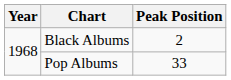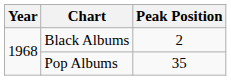(179, 63) 33 -> (179, 63) 35
